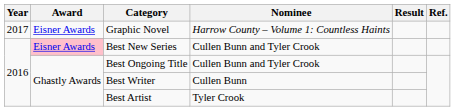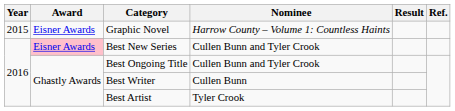(18, 30) 2017 -> (18, 30) 2015
